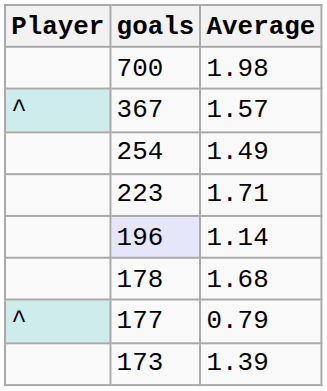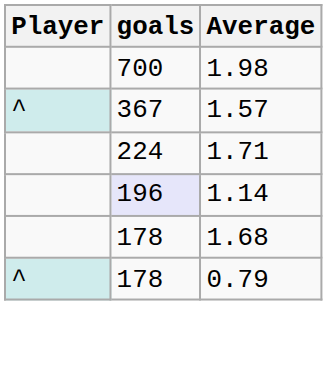- row: (238, 153)
(140, 195) 223 -> (140, 153) 224
(140, 321) 177 -> (140, 279) 178
- row: (238, 363)
